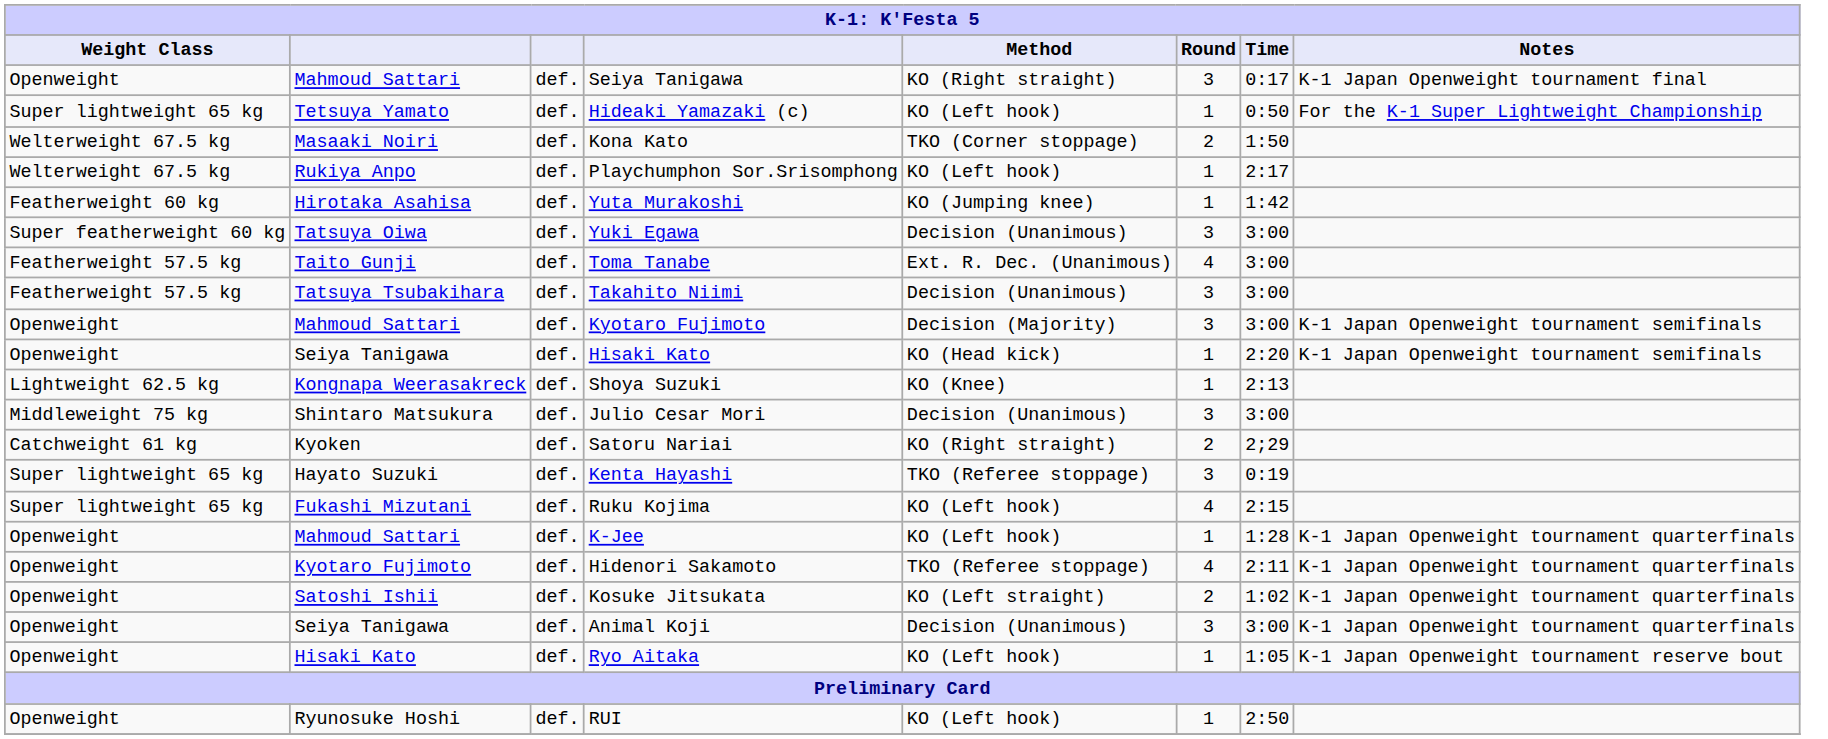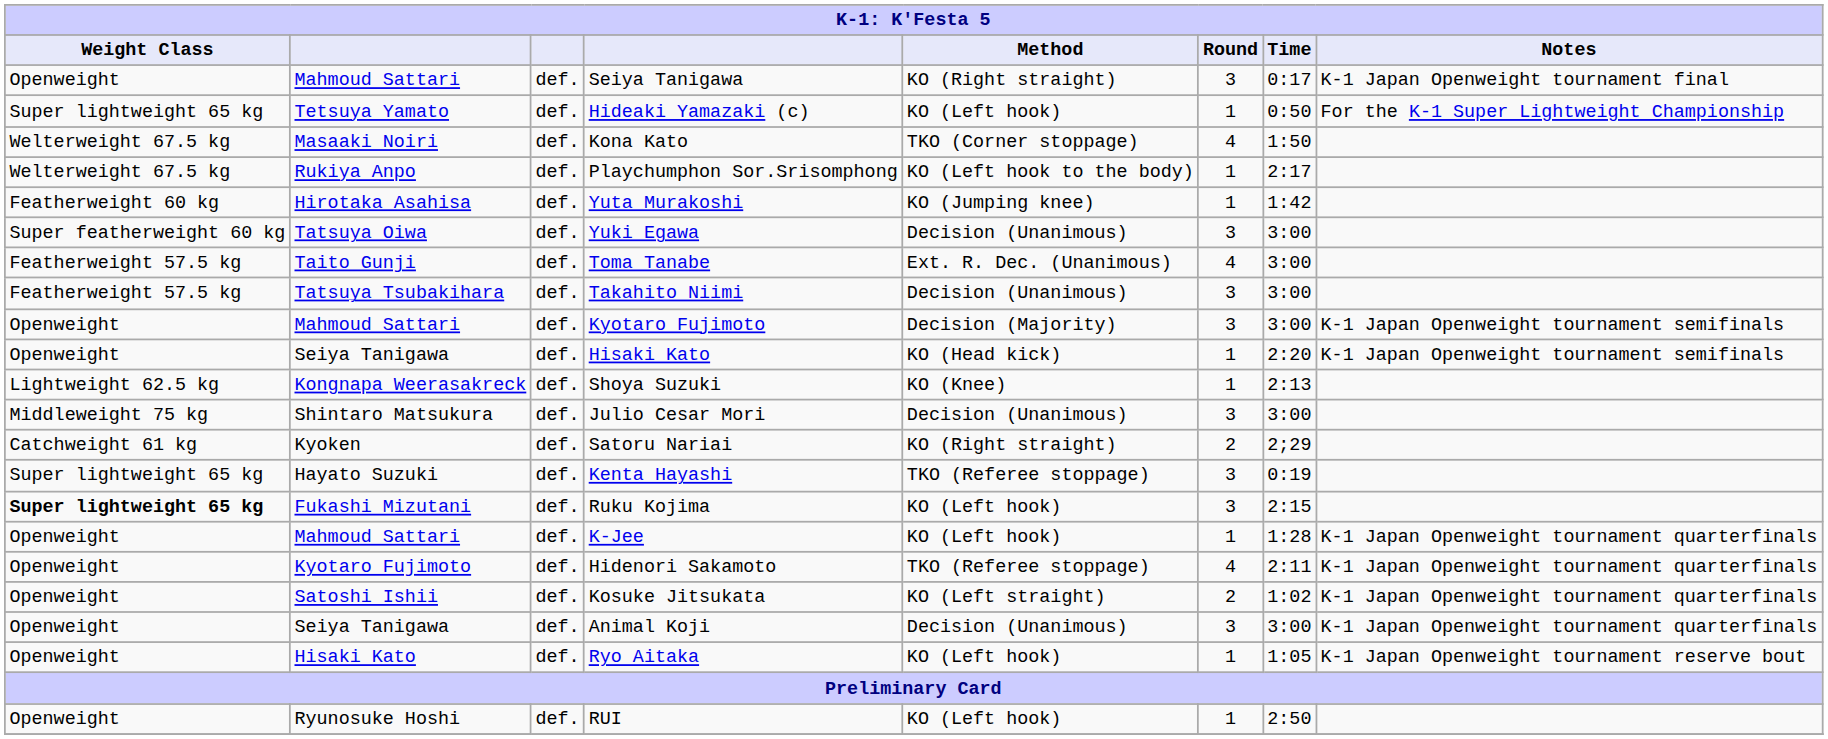(1208, 142) 2 -> (1231, 142) 4
(984, 172) KO (Left hook) -> (1050, 172) KO (Left hook to the body)
(136, 506) normal -> (136, 506) bold
(1208, 506) 4 -> (1231, 506) 3
